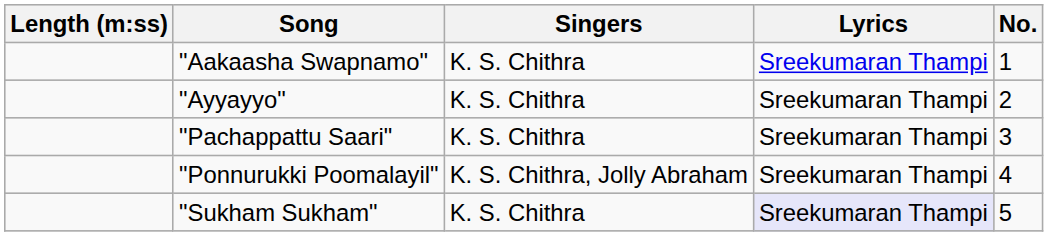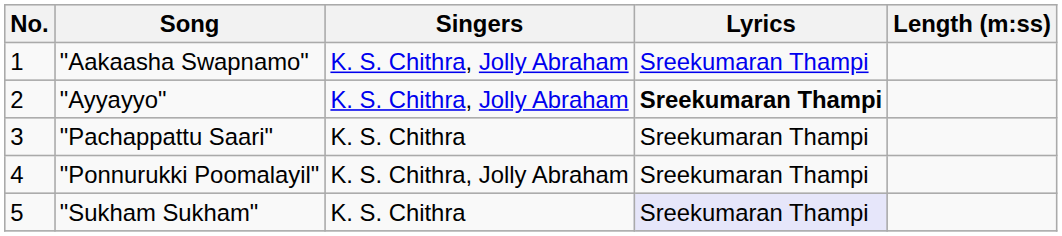columns swapped: (1018, 24) <-> (89, 24)
(517, 62) K. S. Chithra -> (480, 62) K. S. Chithra, Jolly Abraham
(517, 99) K. S. Chithra -> (480, 99) K. S. Chithra, Jolly Abraham
(873, 99) normal -> (761, 99) bold
